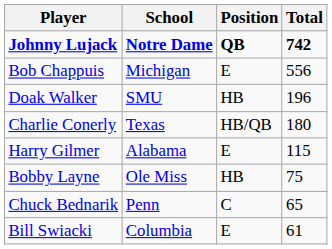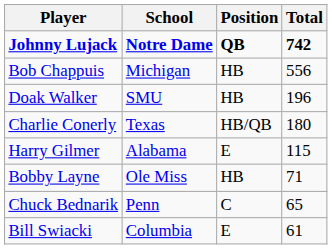(226, 71) E -> (232, 71) HB
(294, 177) 75 -> (294, 177) 71
